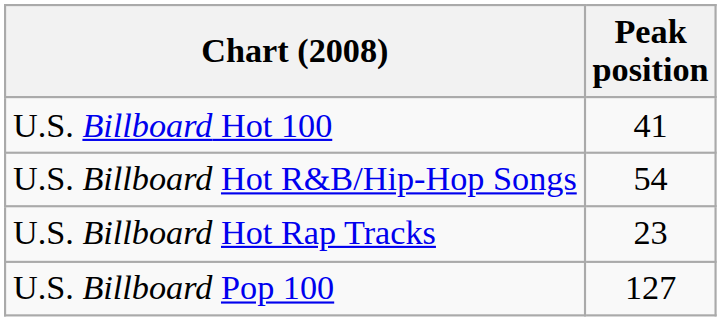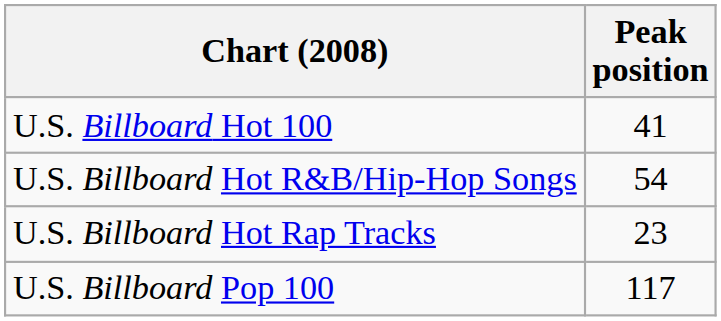(651, 287) 127 -> (651, 287) 117
